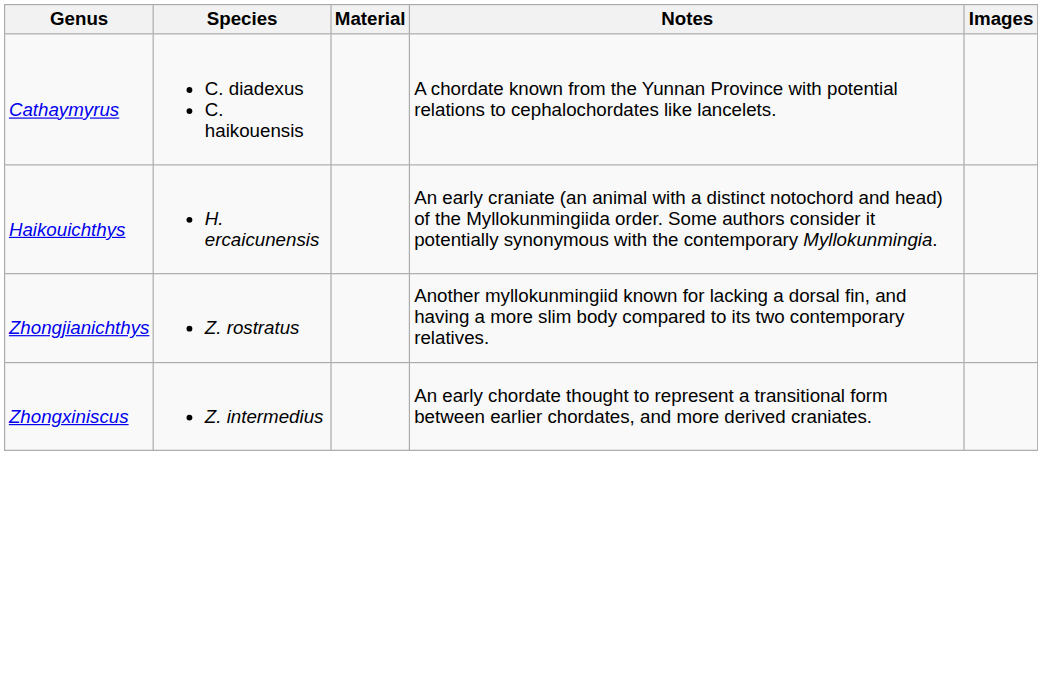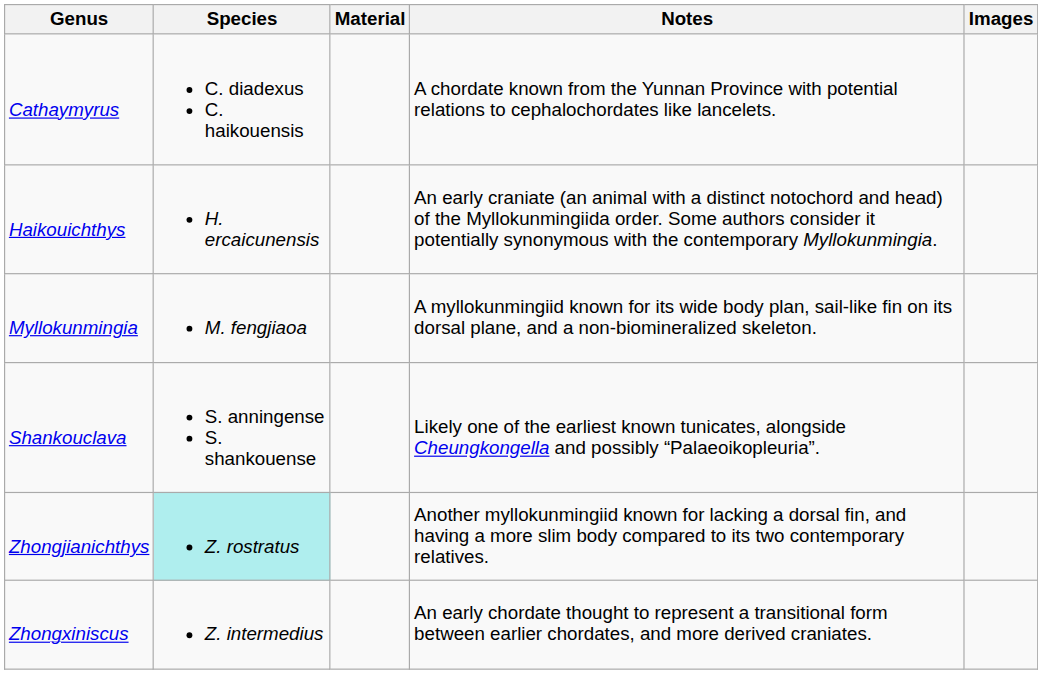+ row: (73, 328)
+ row: (68, 437)
(242, 328) no background -> (242, 547) paleturquoise background
